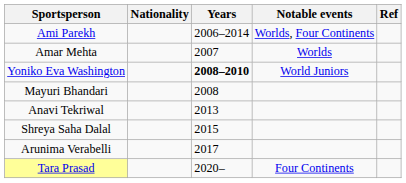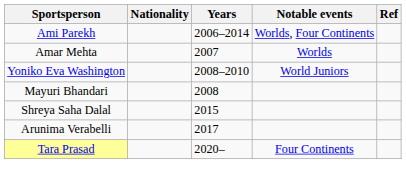(222, 71) bold -> (222, 71) normal
- row: (66, 110)
